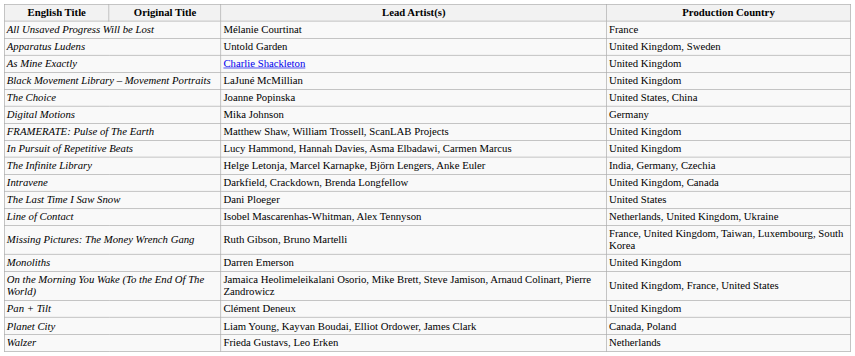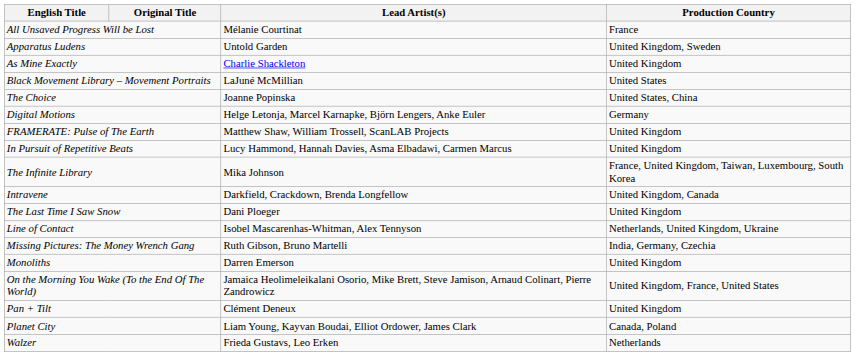(645, 81) United Kingdom -> (638, 81) United States
(254, 115) Mika Johnson -> (354, 115) Helge Letonja, Marcel Karnapke, Björn Lengers, Anke Euler
(354, 166) Helge Letonja, Marcel Karnapke, Björn Lengers, Anke Euler -> (254, 172) Mika Johnson
(662, 166) India, Germany, Czechia -> (726, 172) France, United Kingdom, Taiwan, Luxembourg, South Korea
(638, 200) United States -> (645, 212) United Kingdom
(726, 240) France, United Kingdom, Taiwan, Luxembourg, South Korea -> (662, 246) India, Germany, Czechia
